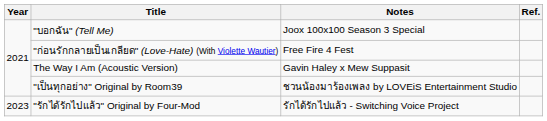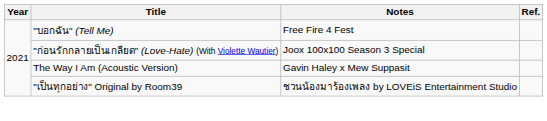(354, 30) Joox 100x100 Season 3 Special -> (318, 30) Free Fire 4 Fest
(318, 50) Free Fire 4 Fest -> (354, 50) Joox 100x100 Season 3 Special
- row: (117, 106)
